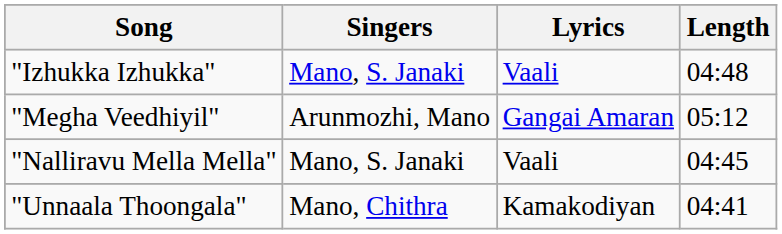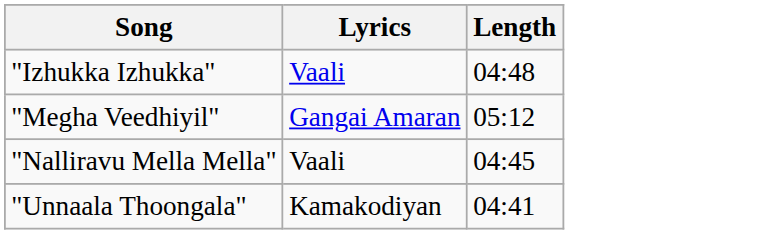- column: (390, 27)
